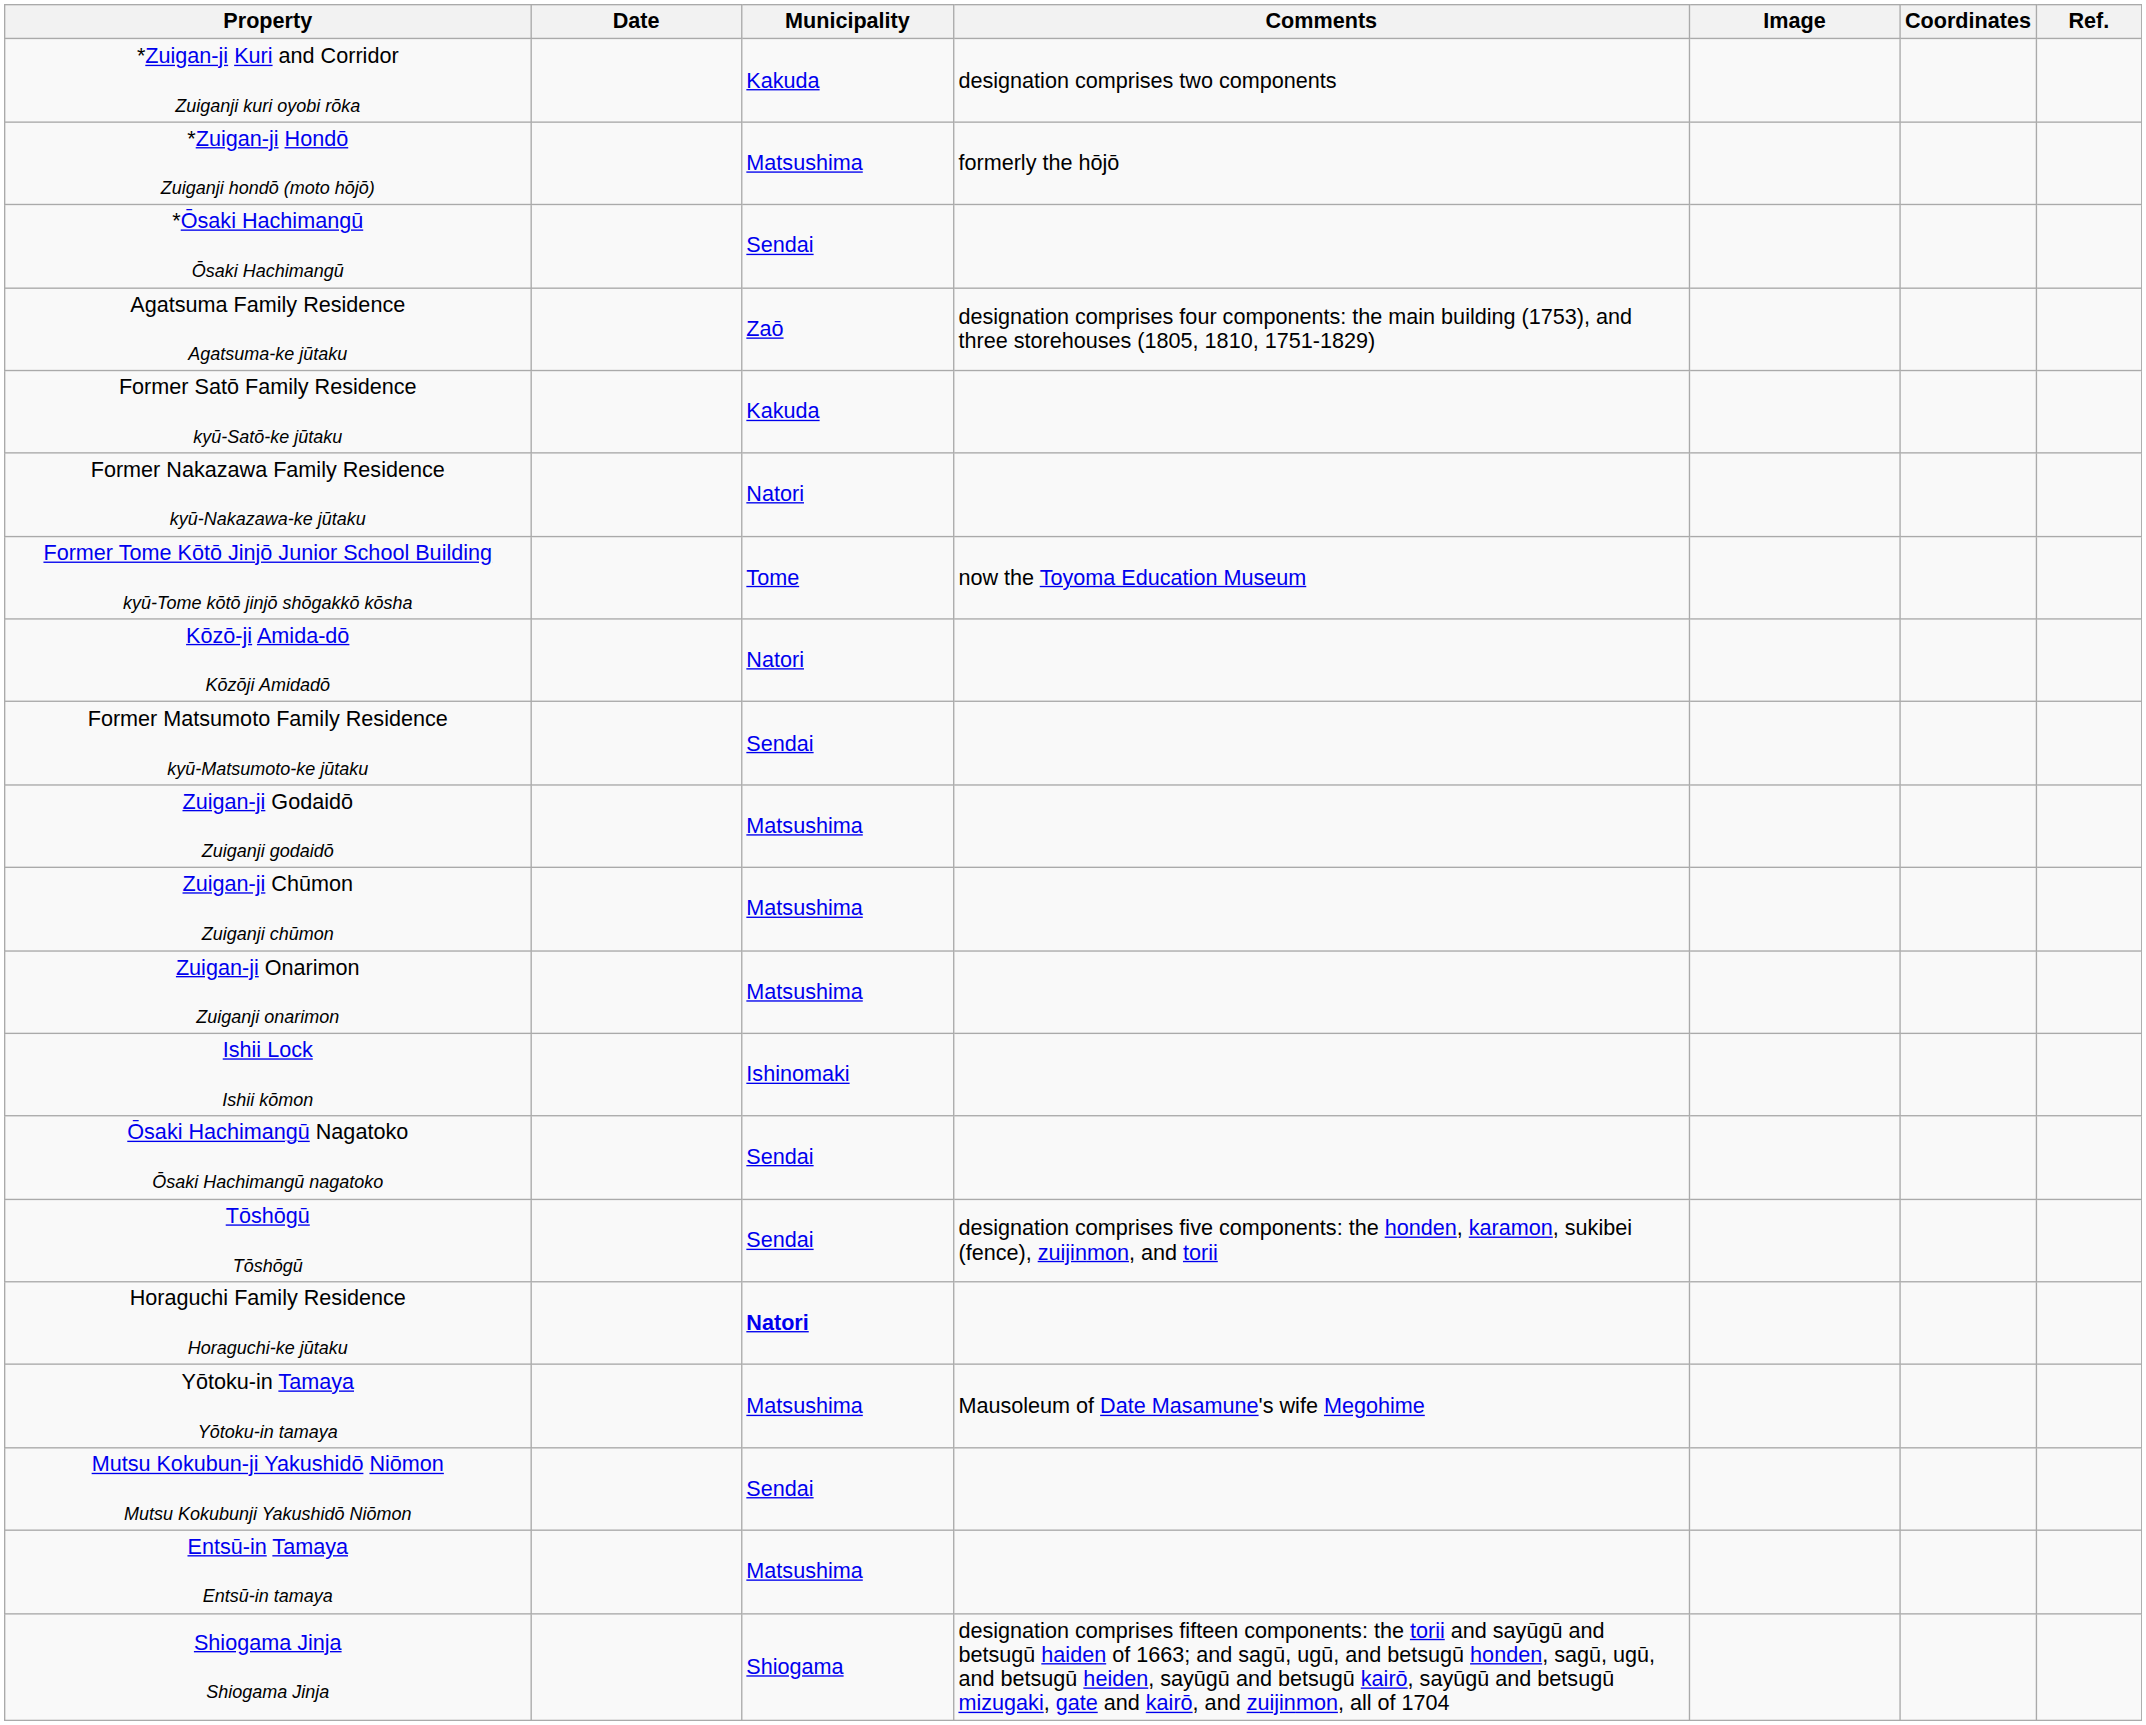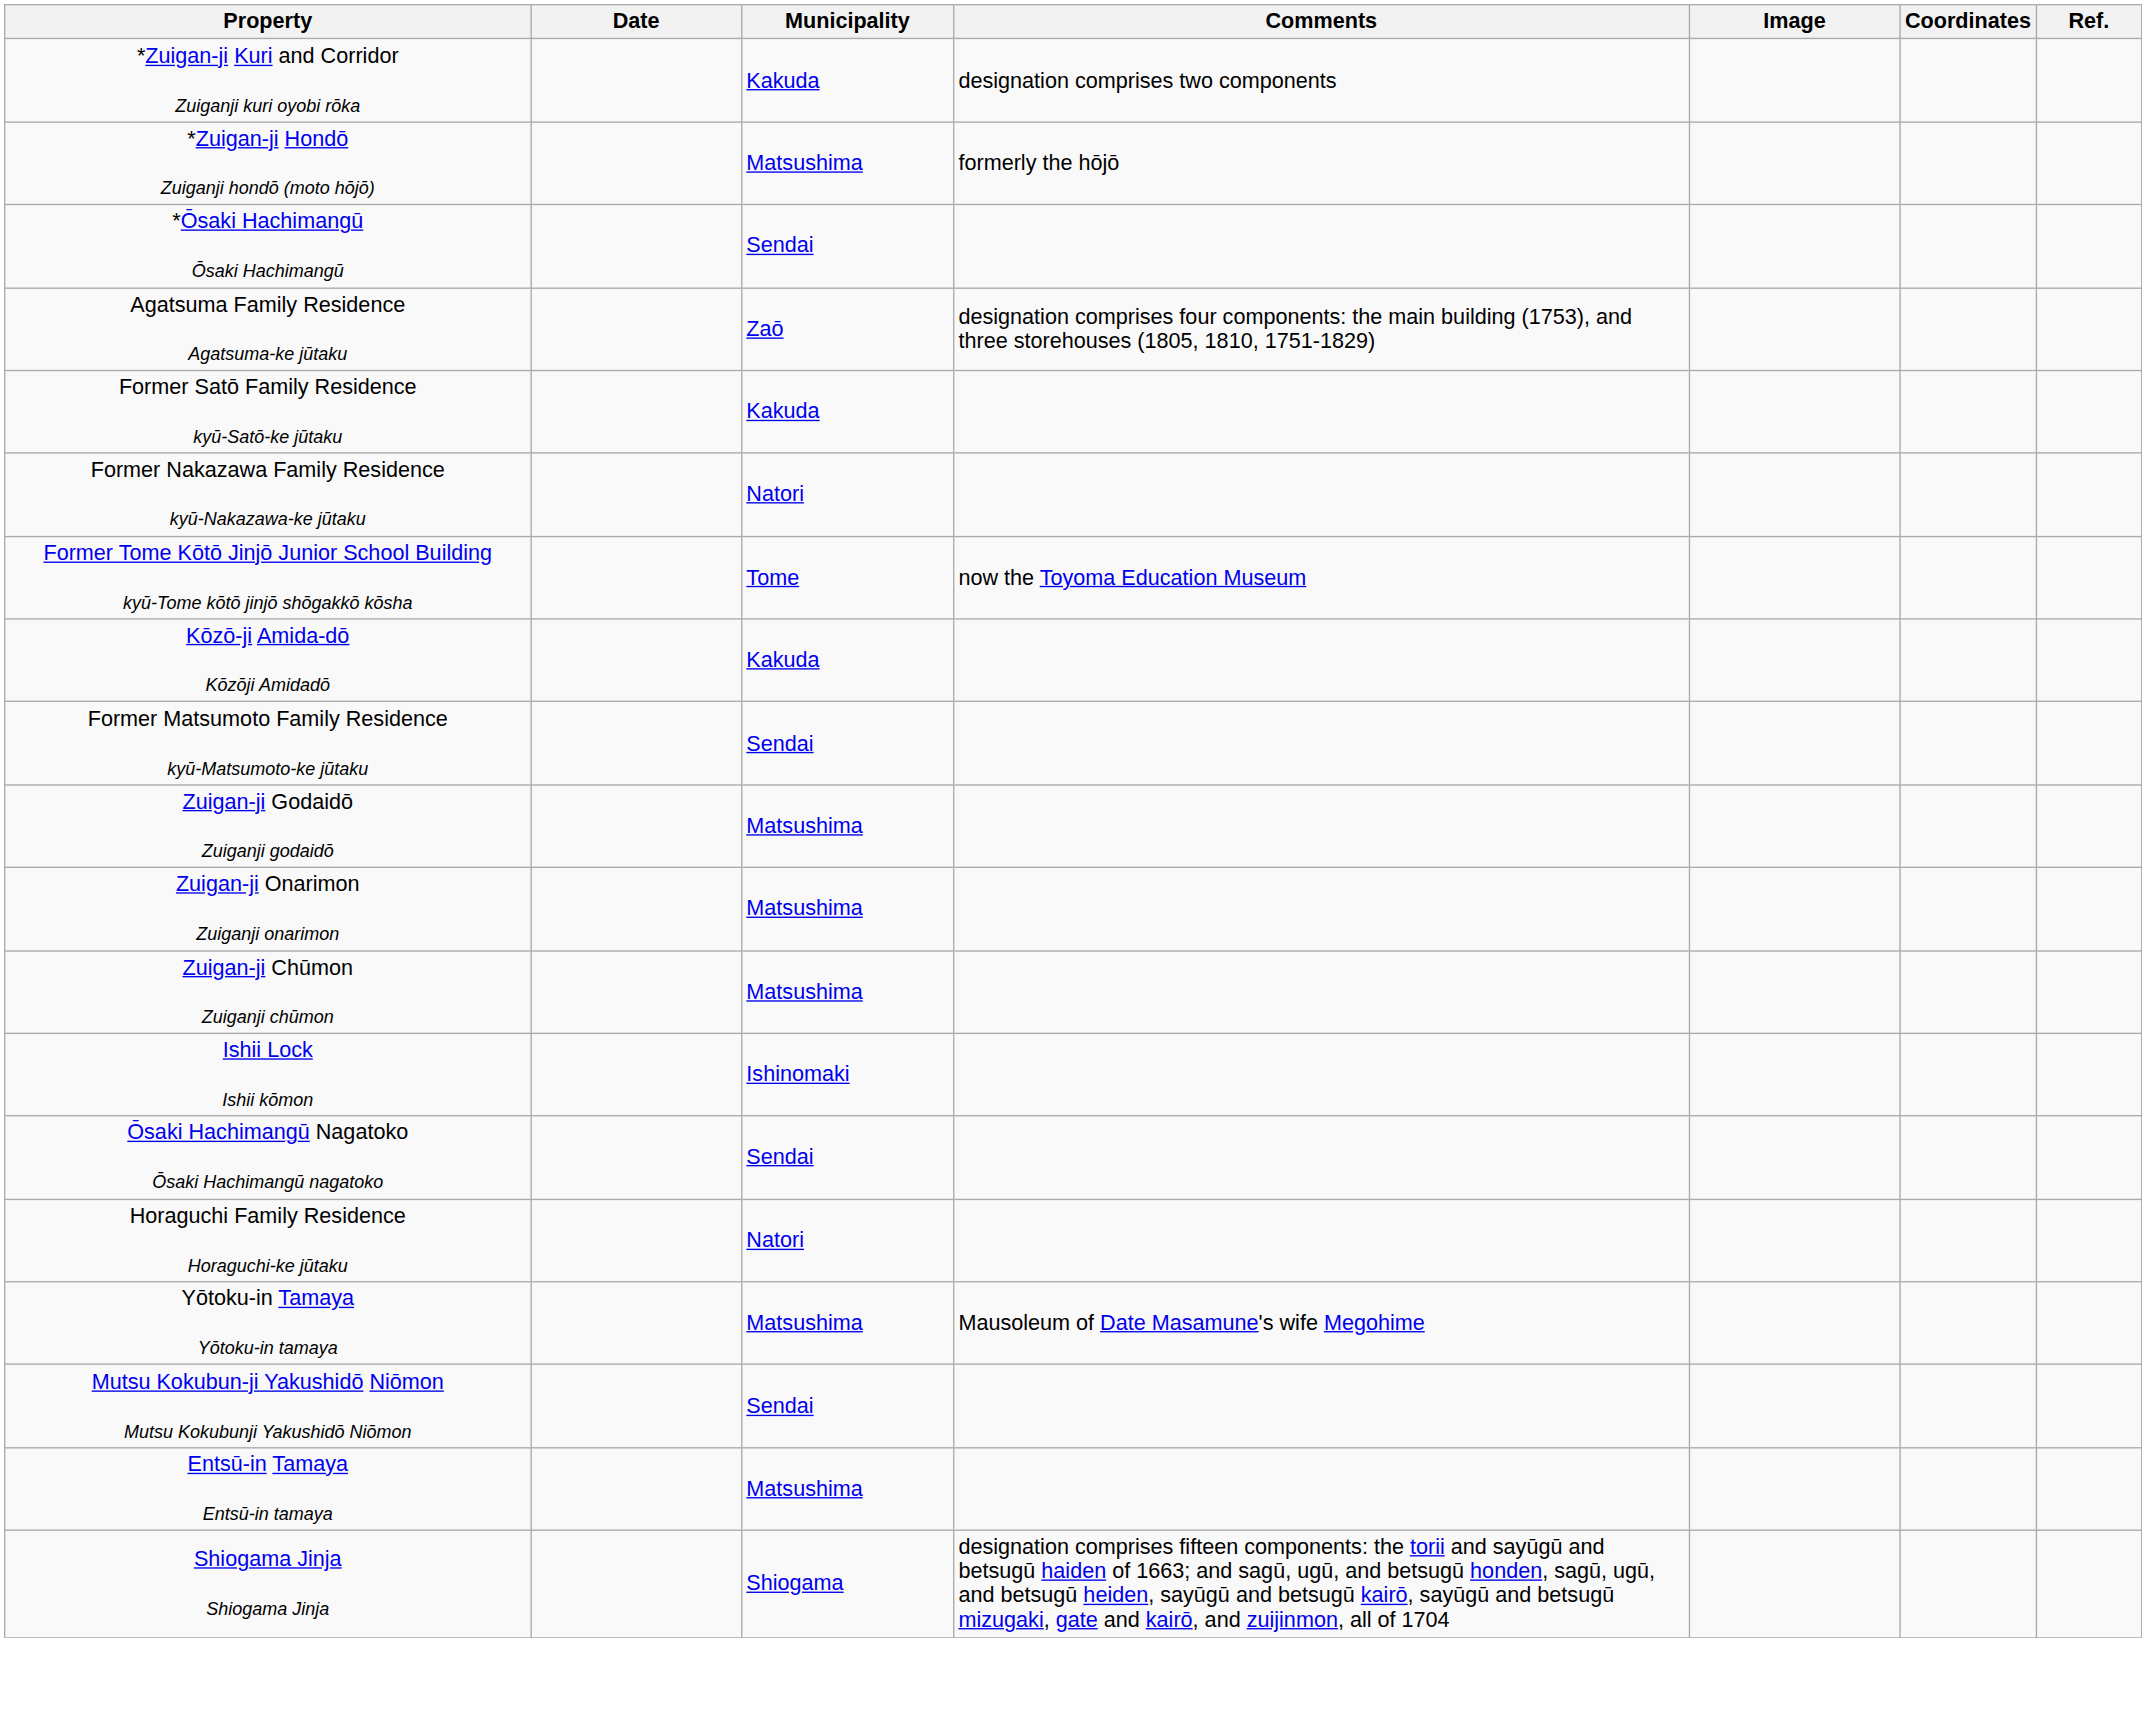(775, 660) Natori -> (783, 660) Kakuda
rows swapped: (268, 991) <-> (268, 908)
- row: (268, 1240)
(778, 1323) bold -> (775, 1240) normal
